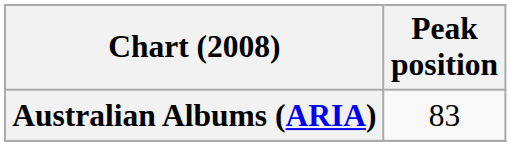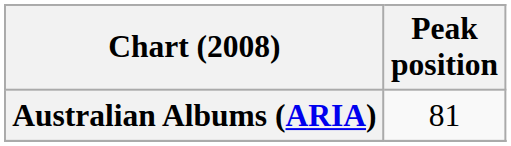(445, 114) 83 -> (445, 114) 81
